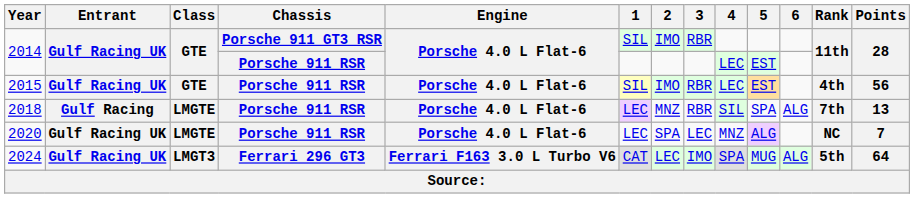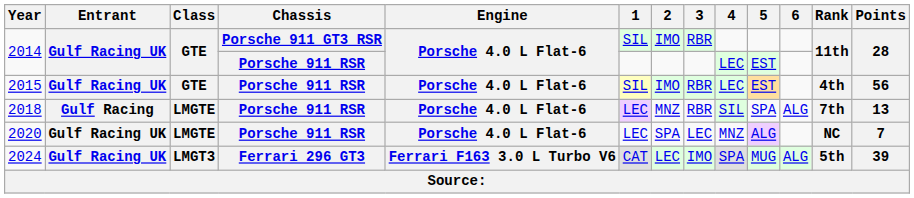(881, 158) 64 -> (881, 158) 39
